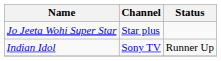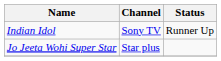rows swapped: (31, 47) <-> (62, 30)
